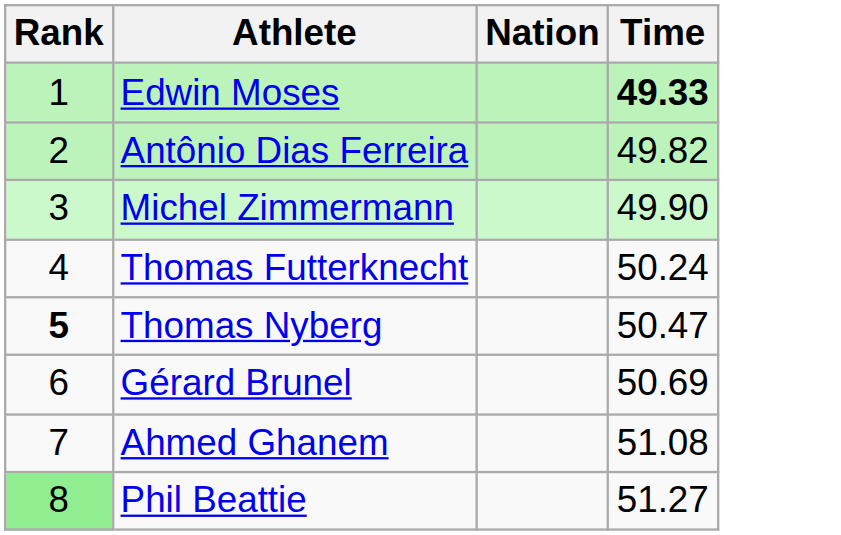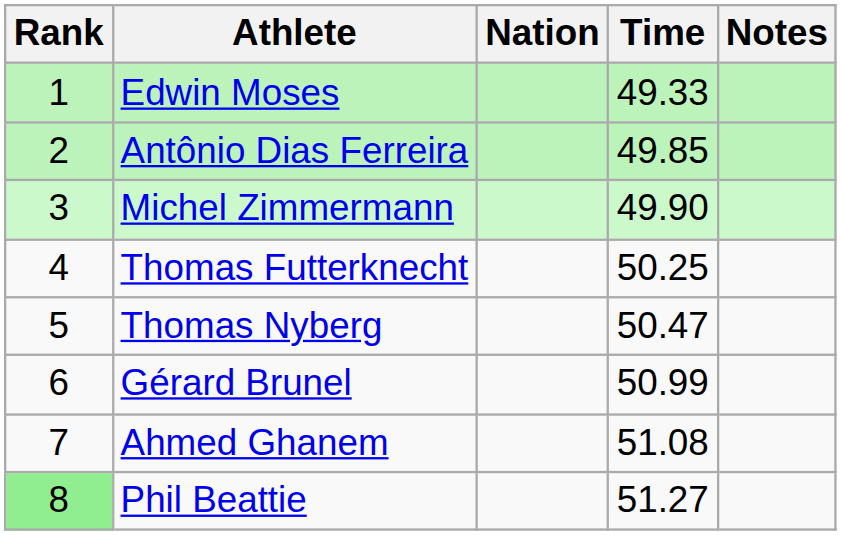+ column: (777, 33)
(663, 92) bold -> (663, 92) normal
(663, 150) 49.82 -> (663, 150) 49.85
(663, 267) 50.24 -> (663, 267) 50.25
(59, 325) bold -> (59, 325) normal
(663, 383) 50.69 -> (663, 383) 50.99
